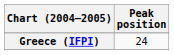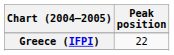(142, 41) 24 -> (142, 41) 22
